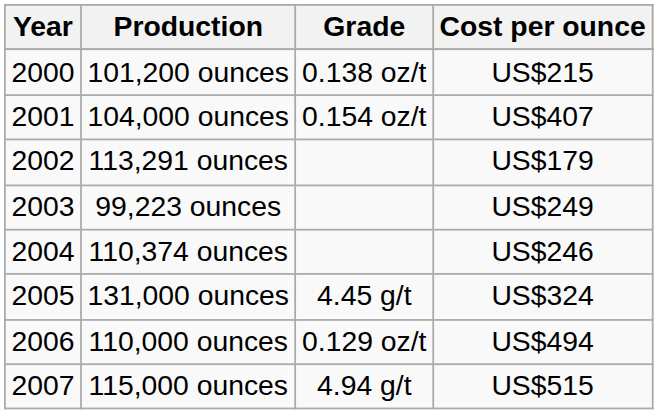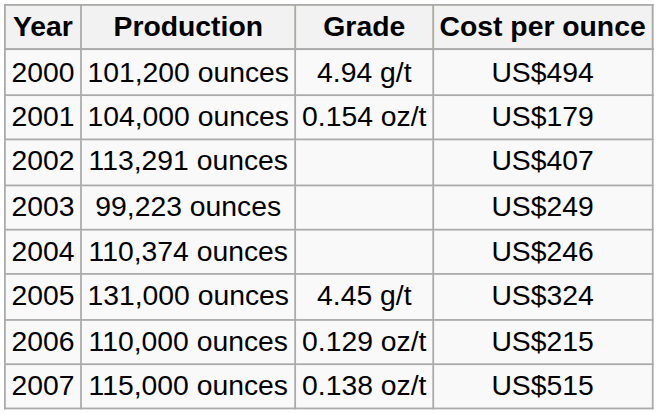(364, 71) 0.138 oz/t -> (364, 71) 4.94 g/t
(543, 71) US$215 -> (543, 71) US$494
(543, 116) US$407 -> (543, 116) US$179
(543, 161) US$179 -> (543, 161) US$407
(543, 341) US$494 -> (543, 341) US$215
(364, 386) 4.94 g/t -> (364, 386) 0.138 oz/t
